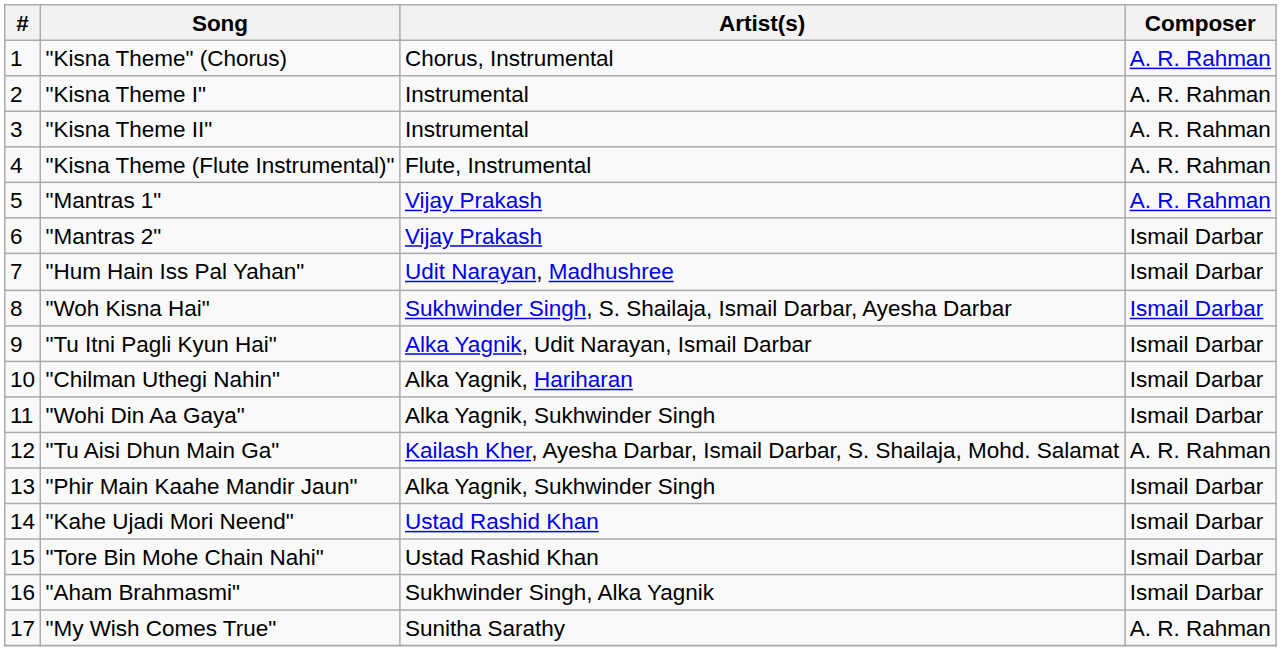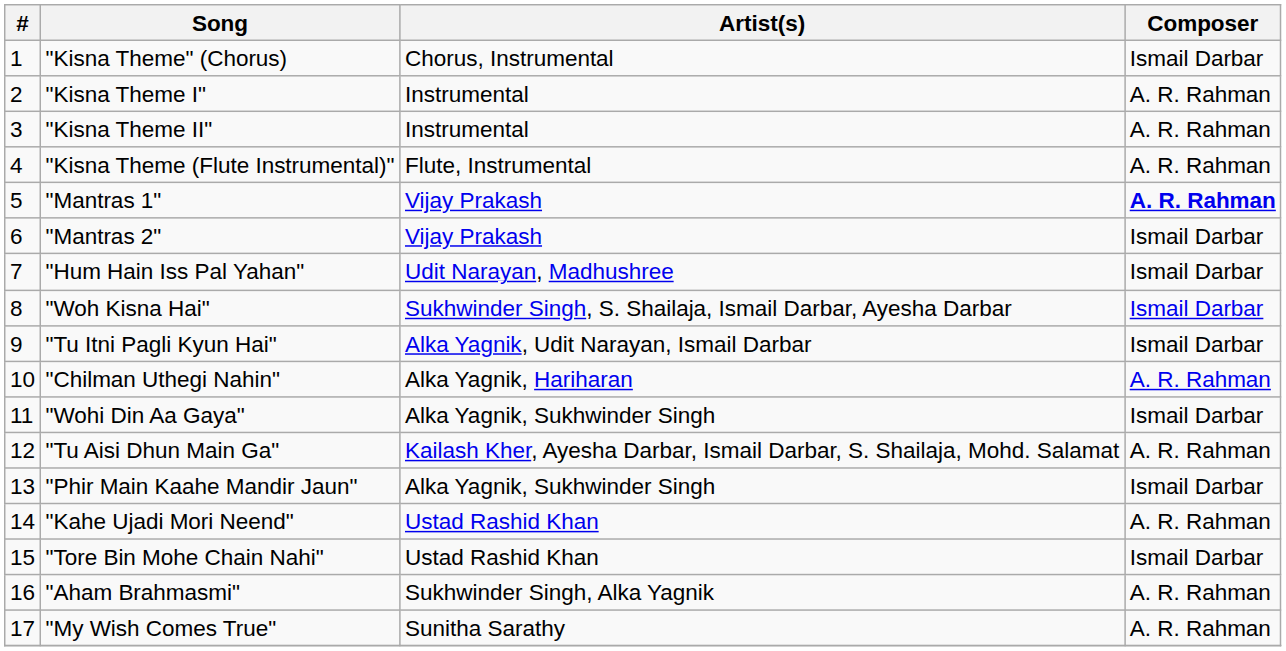(1200, 58) A. R. Rahman -> (1197, 58) Ismail Darbar
(1200, 201) normal -> (1203, 201) bold
(1197, 379) Ismail Darbar -> (1200, 379) A. R. Rahman
(1197, 521) Ismail Darbar -> (1200, 521) A. R. Rahman
(1197, 593) Ismail Darbar -> (1200, 593) A. R. Rahman
